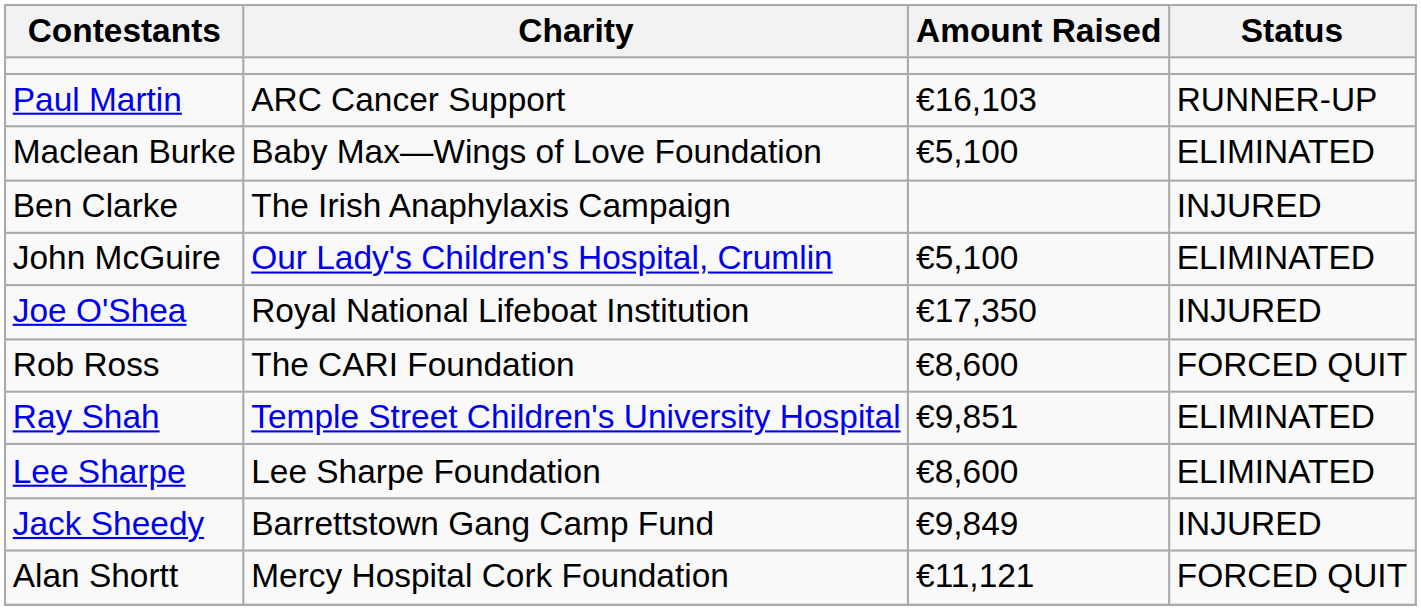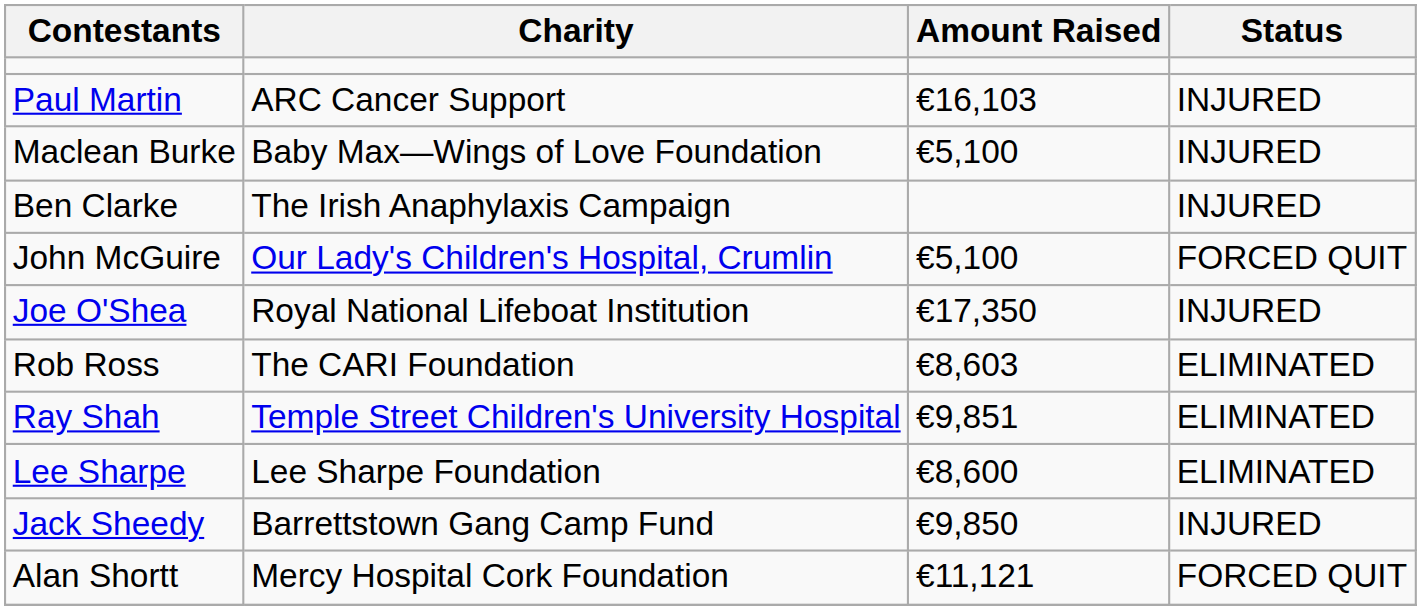(1277, 99) RUNNER-UP -> (1249, 99) INJURED
(1276, 152) ELIMINATED -> (1249, 152) INJURED
(1276, 258) ELIMINATED -> (1292, 258) FORCED QUIT
(967, 364) €8,600 -> (967, 364) €8,603
(1292, 364) FORCED QUIT -> (1276, 364) ELIMINATED
(967, 523) €9,849 -> (967, 523) €9,850
